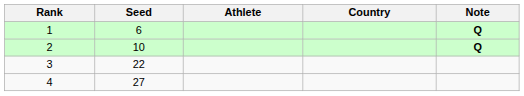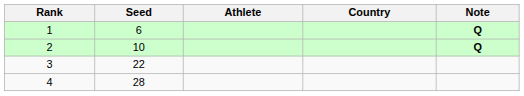(139, 82) 27 -> (139, 82) 28
